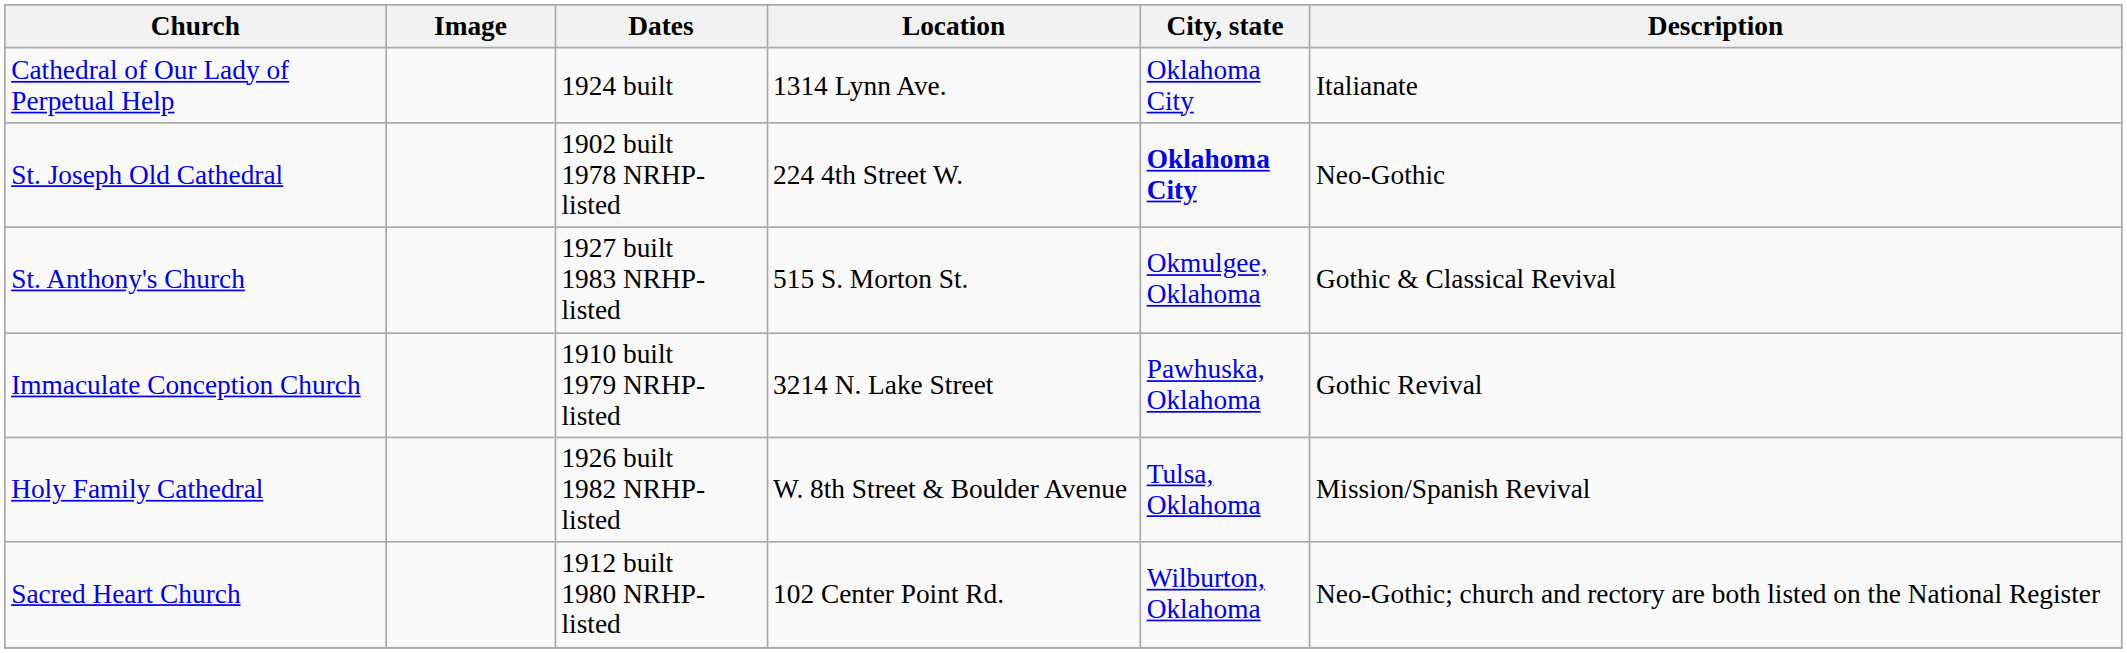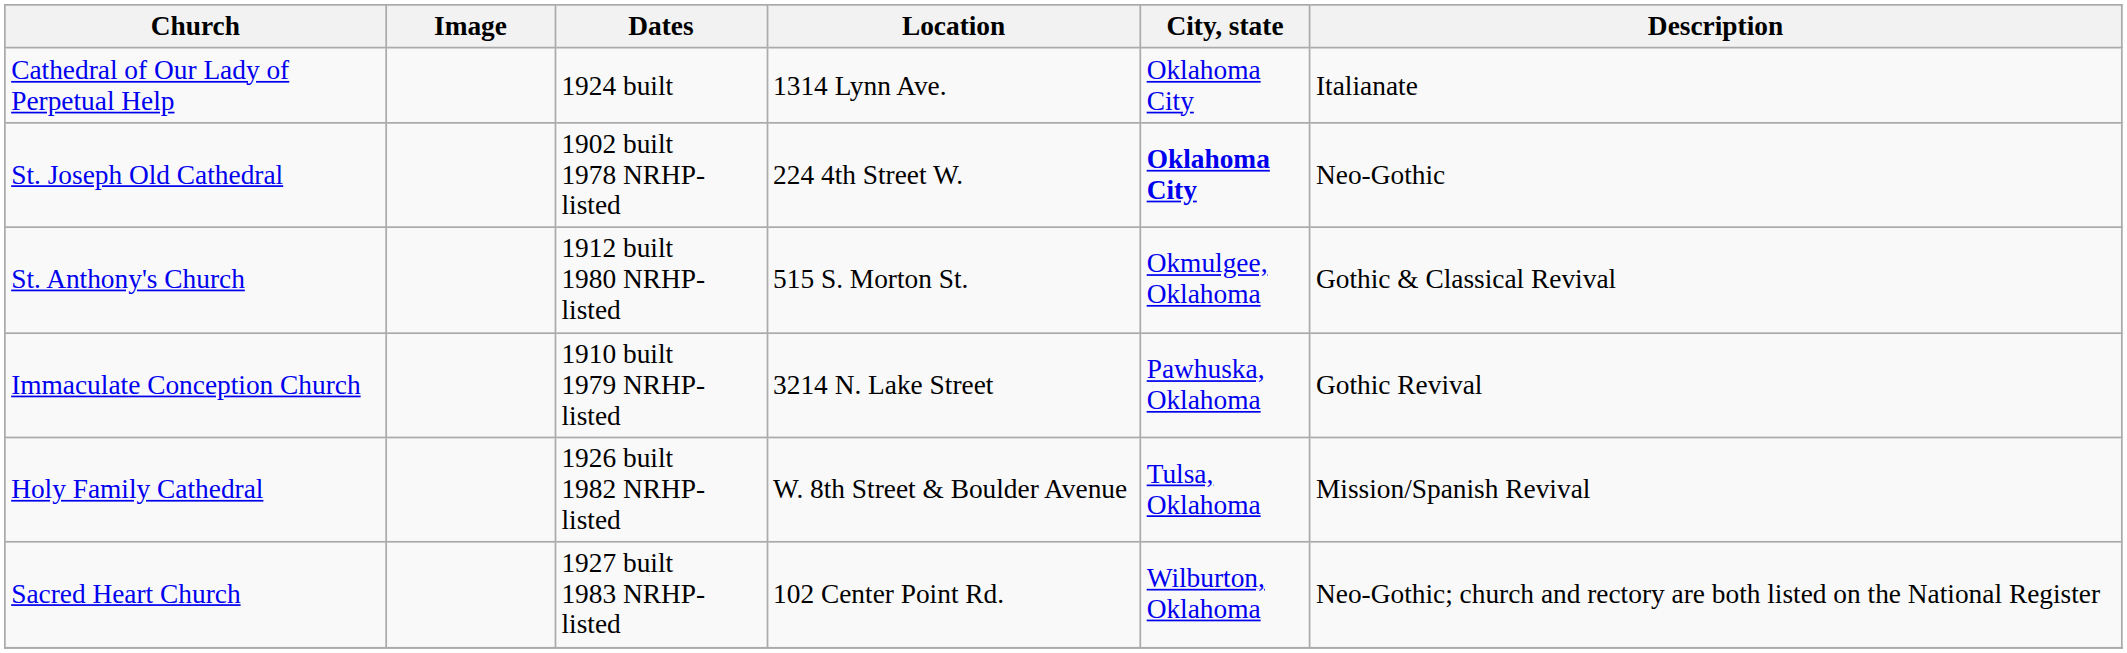(633, 279) 1927 built 1983 NRHP-listed -> (633, 279) 1912 built 1980 NRHP-listed
(633, 594) 1912 built 1980 NRHP-listed -> (633, 594) 1927 built 1983 NRHP-listed
